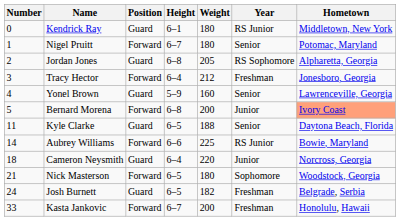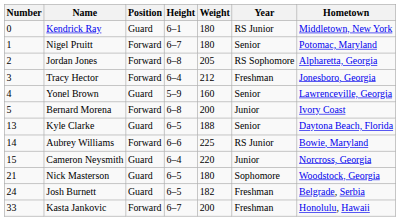(140, 61) Guard -> (145, 61) Forward
(322, 110) lightsalmon background -> (322, 110) no background
(11, 126) 11 -> (12, 126) 13
(12, 159) 18 -> (12, 159) 15
(145, 175) Forward -> (140, 175) Guard
